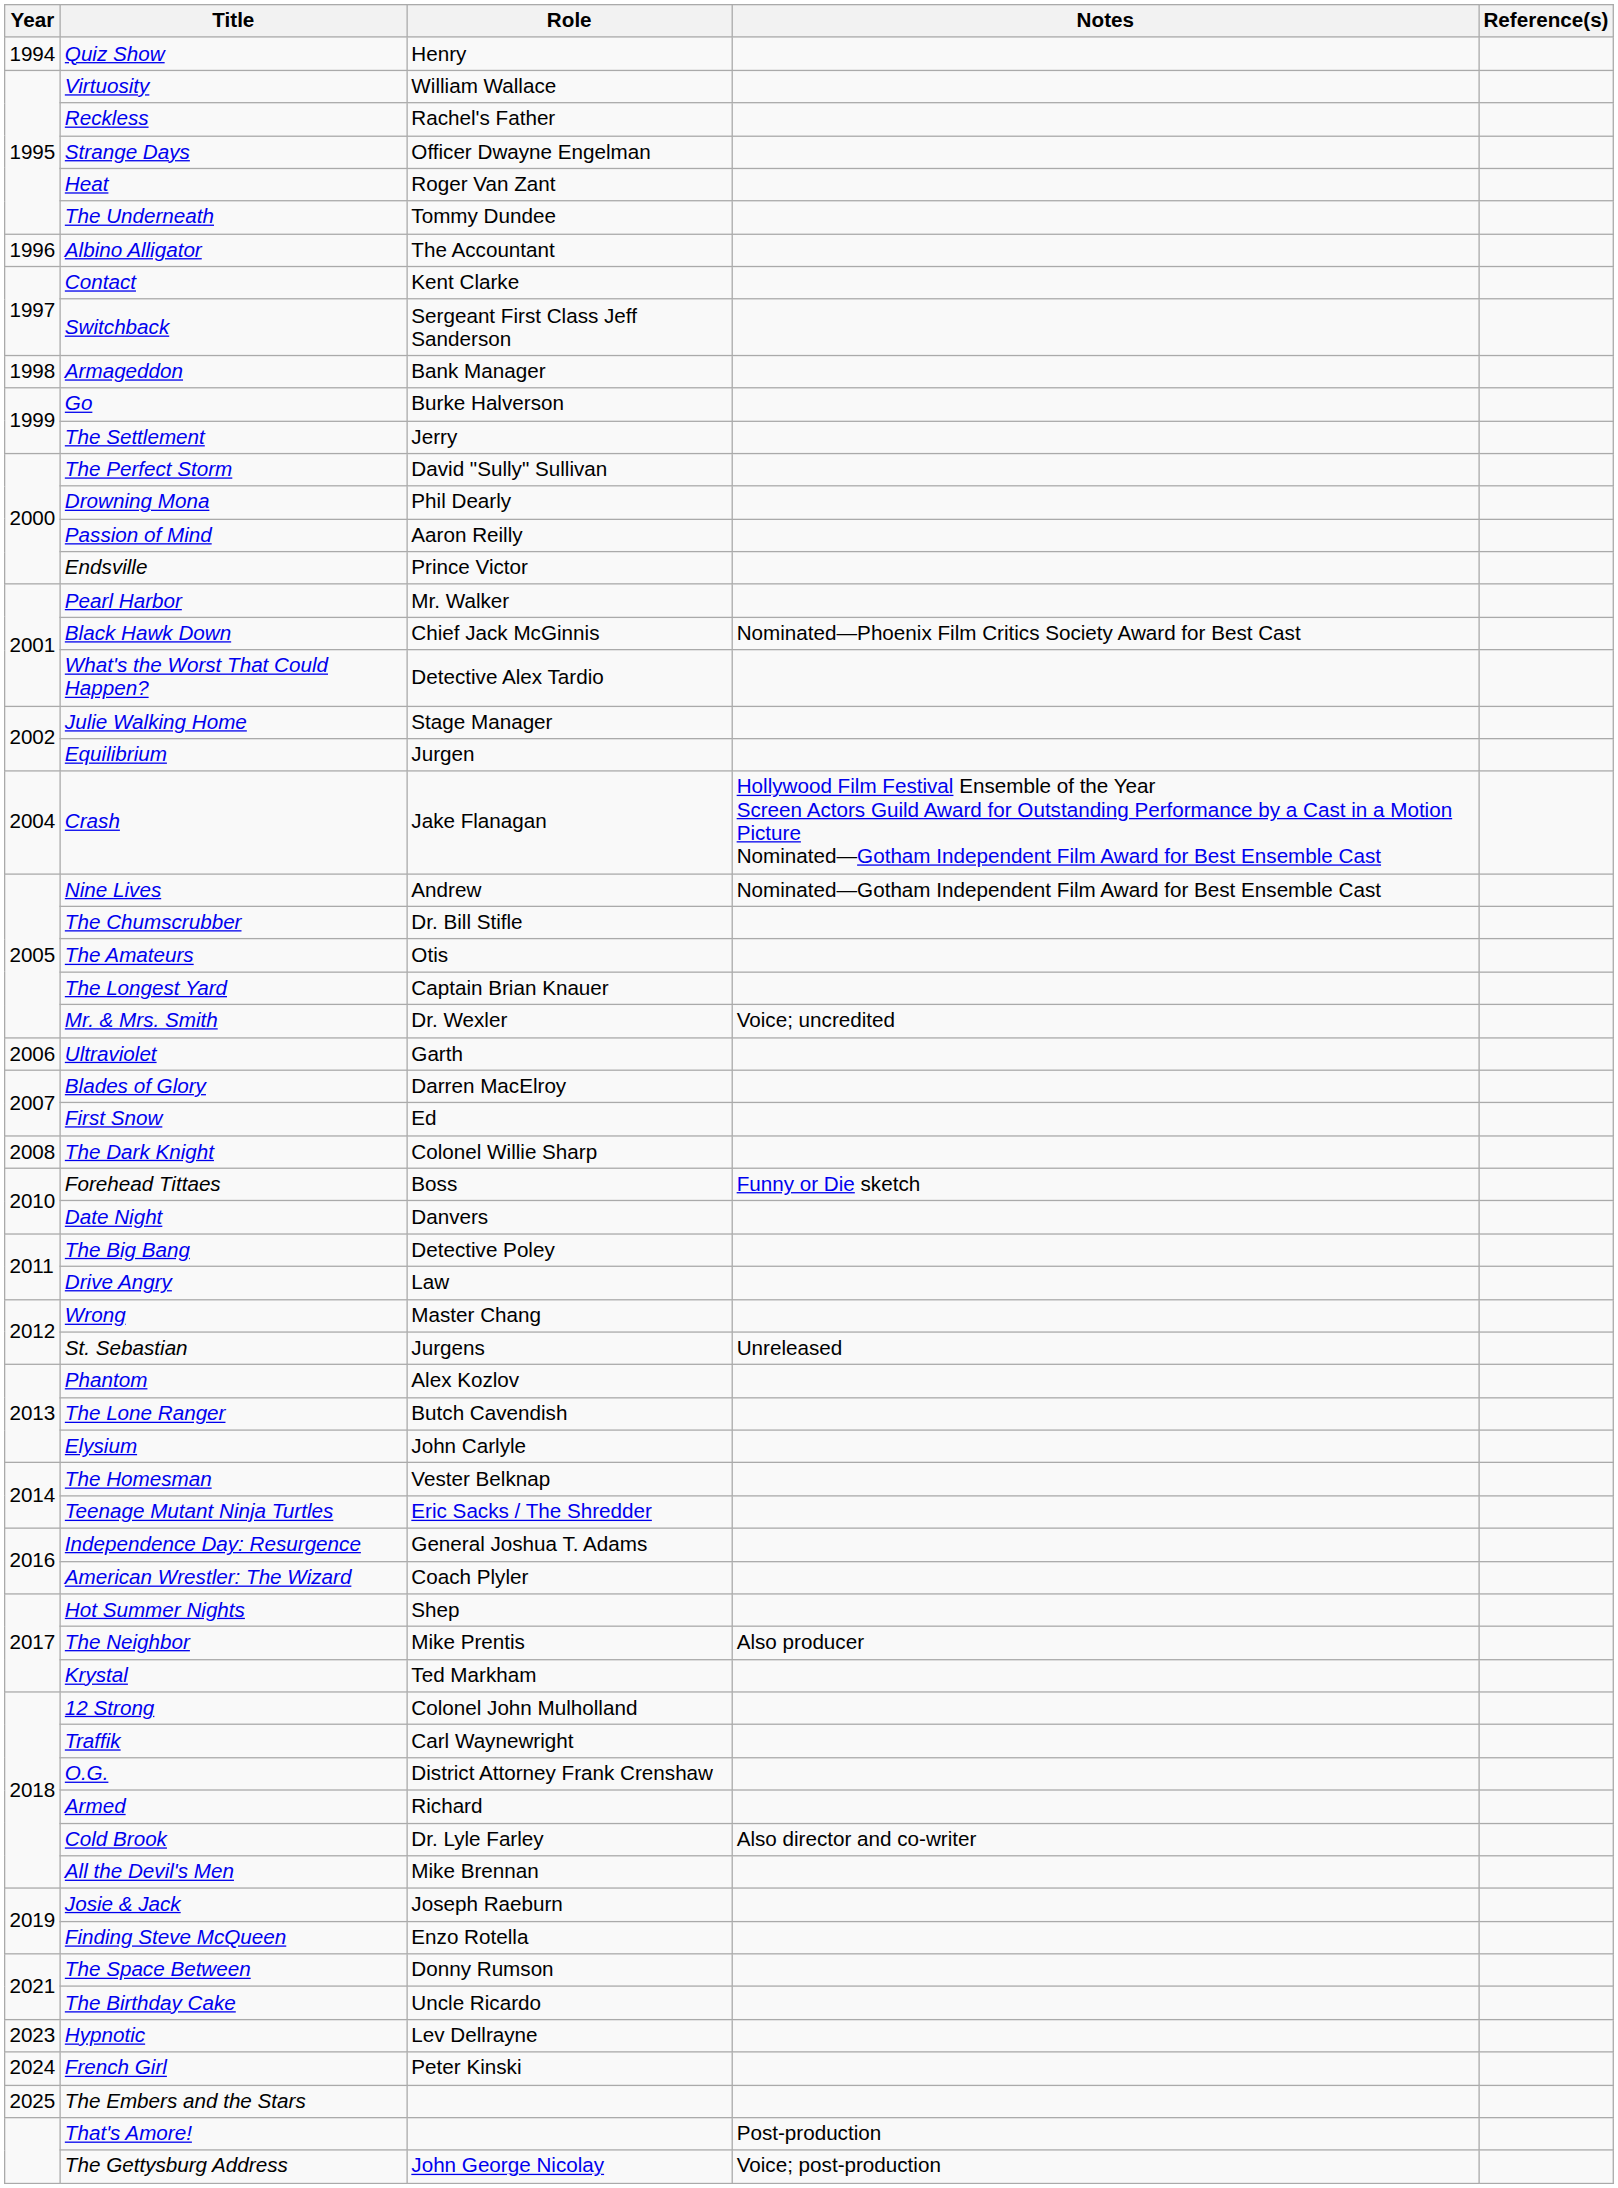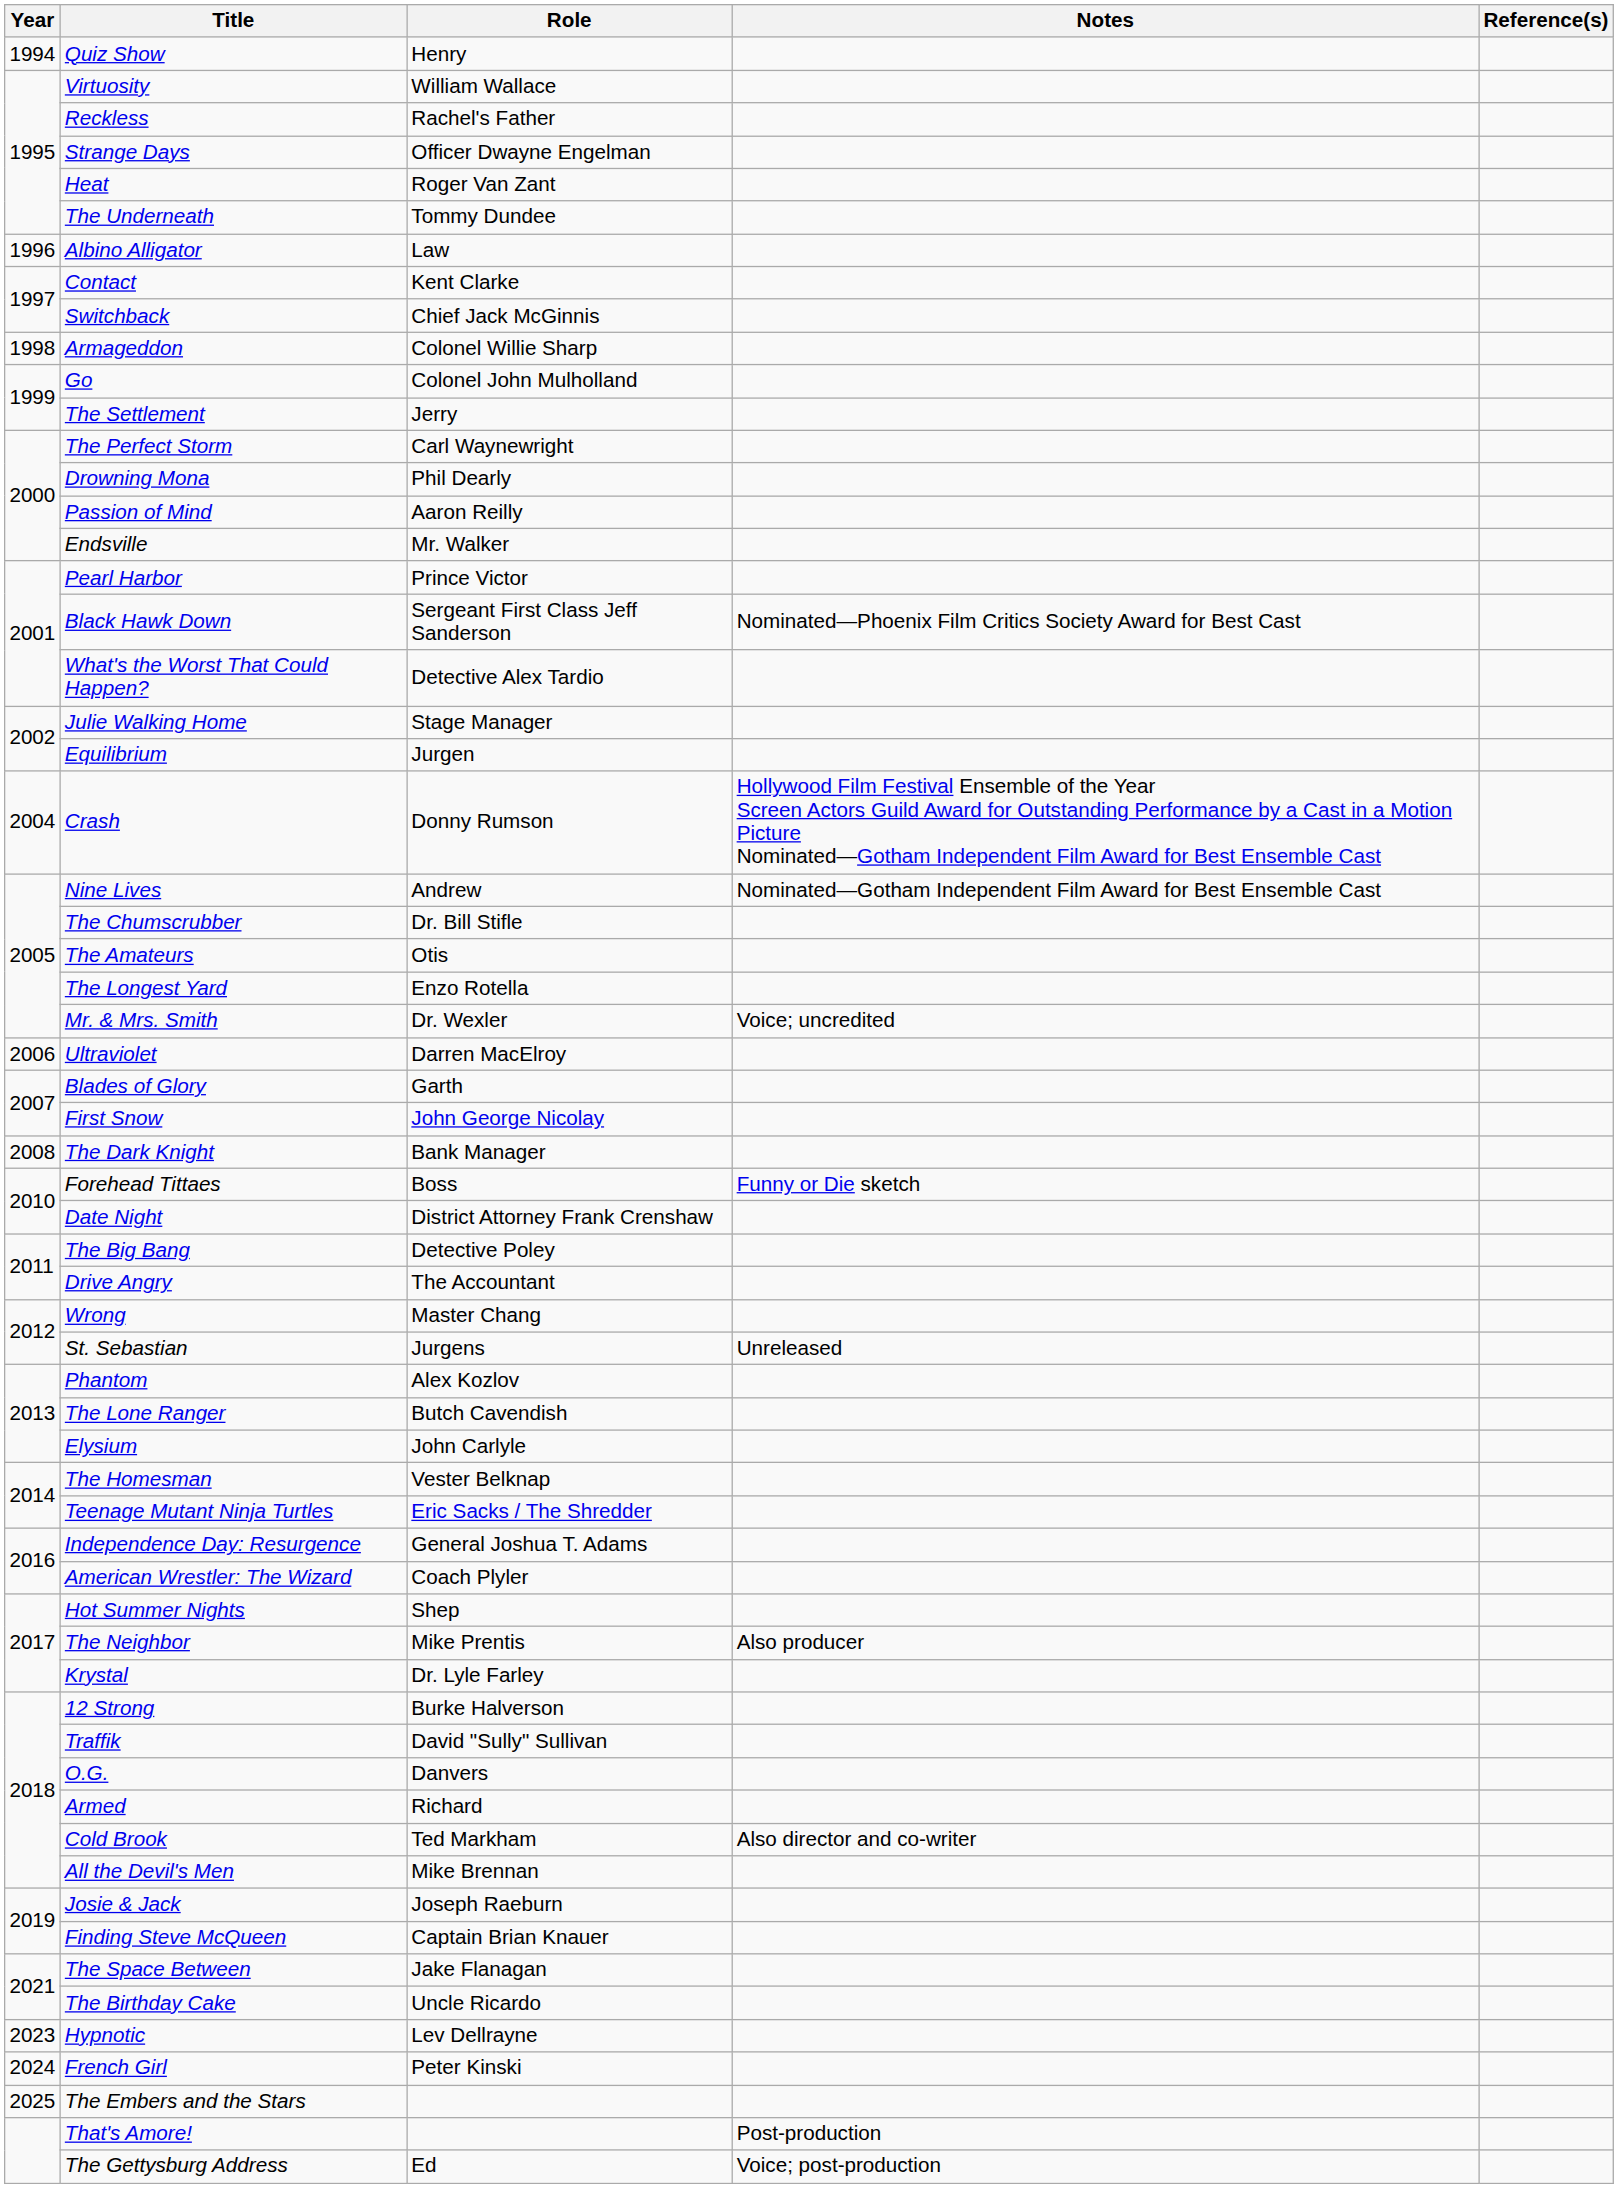(483, 250) The Accountant -> (430, 250) Law
(524, 327) Sergeant First Class Jeff Sanderson -> (505, 315) Chief Jack McGinnis
(478, 371) Bank Manager -> (504, 348) Colonel Willie Sharp
(488, 404) Burke Halverson -> (524, 380) Colonel John Mulholland
(509, 469) David "Sully" Sullivan -> (492, 446) Carl Waynewright
(470, 567) Prince Victor -> (460, 544) Mr. Walker
(460, 600) Mr. Walker -> (470, 577) Prince Victor
(505, 633) Chief Jack McGinnis -> (524, 621) Sergeant First Class Jeff Sanderson
(479, 822) Jake Flanagan -> (482, 822) Donny Rumson
(510, 988) Captain Brian Knauer -> (470, 988) Enzo Rotella
(437, 1053) Garth -> (489, 1053) Darren MacElroy
(489, 1086) Darren MacElroy -> (437, 1086) Garth
(424, 1118) Ed -> (508, 1118) John George Nicolay
(504, 1151) Colonel Willie Sharp -> (478, 1151) Bank Manager
(450, 1217) Danvers -> (562, 1217) District Attorney Frank Crenshaw
(430, 1282) Law -> (483, 1282) The Accountant
(474, 1675) Ted Markham -> (477, 1675) Dr. Lyle Farley
(524, 1708) Colonel John Mulholland -> (488, 1708) Burke Halverson
(492, 1740) Carl Waynewright -> (509, 1740) David "Sully" Sullivan
(562, 1773) District Attorney Frank Crenshaw -> (450, 1773) Danvers
(477, 1839) Dr. Lyle Farley -> (474, 1839) Ted Markham
(470, 1937) Enzo Rotella -> (510, 1937) Captain Brian Knauer
(482, 1970) Donny Rumson -> (479, 1970) Jake Flanagan
(508, 2166) John George Nicolay -> (424, 2166) Ed
